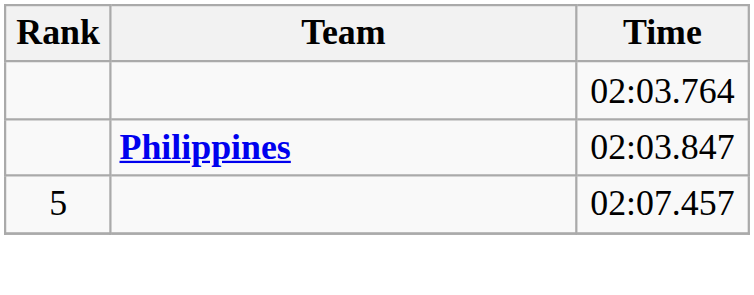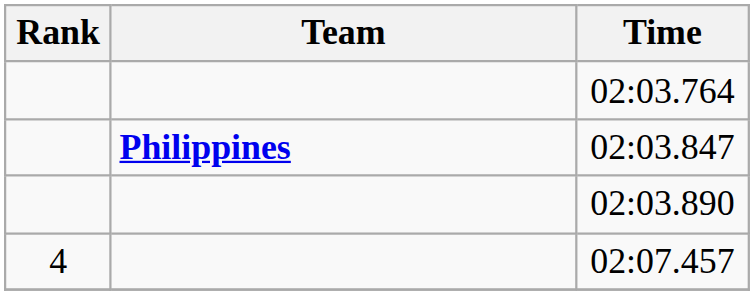+ row: (662, 203)
(58, 203) 5 -> (58, 260) 4
